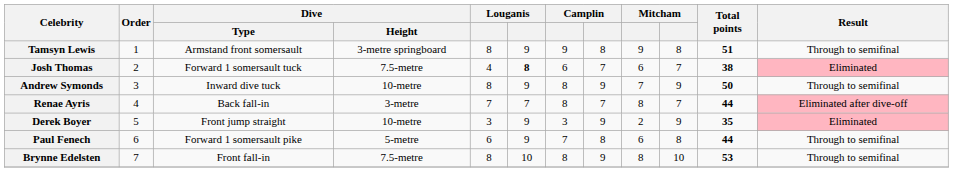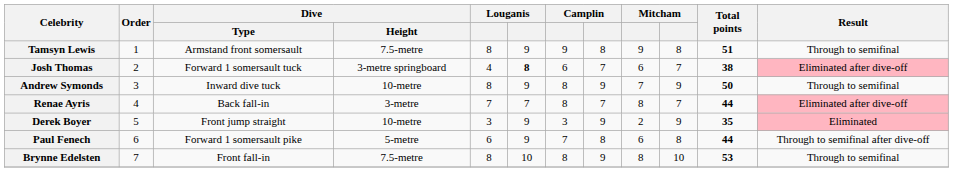(402, 50) 3-metre springboard -> (402, 50) 7.5-metre
(402, 68) 7.5-metre -> (402, 68) 3-metre springboard
(853, 68) Eliminated -> (853, 68) Eliminated after dive-off
(853, 140) Through to semifinal -> (853, 140) Through to semifinal after dive-off
